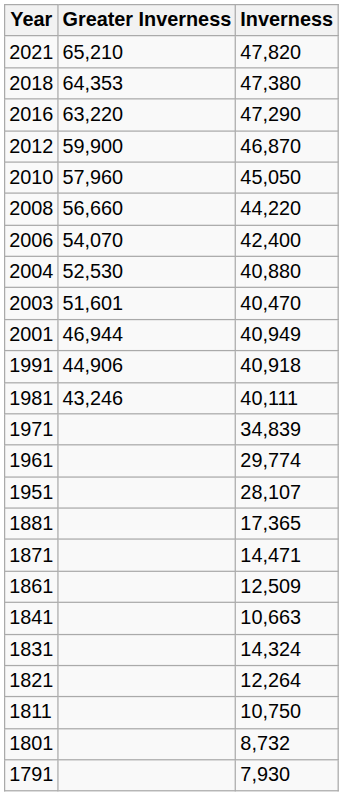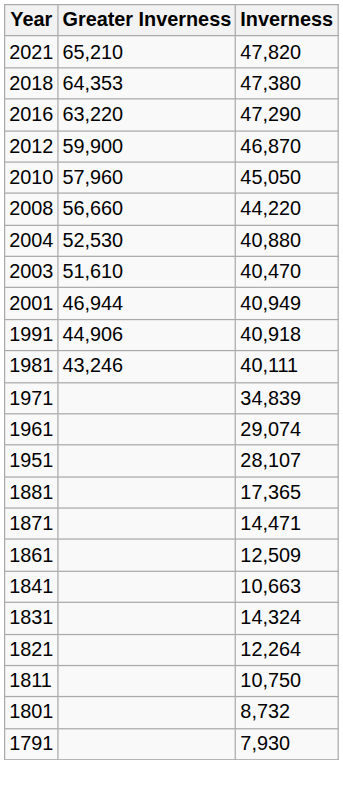- row: (31, 240)
(93, 303) 51,601 -> (93, 271) 51,610
(271, 460) 29,774 -> (271, 429) 29,074
